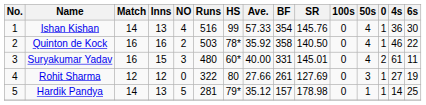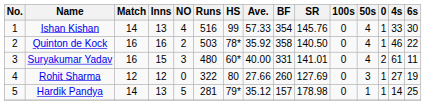(397, 28) 36 -> (397, 28) 33
(312, 60) 145.01 -> (312, 60) 141.01
(284, 76) 261 -> (284, 76) 260
